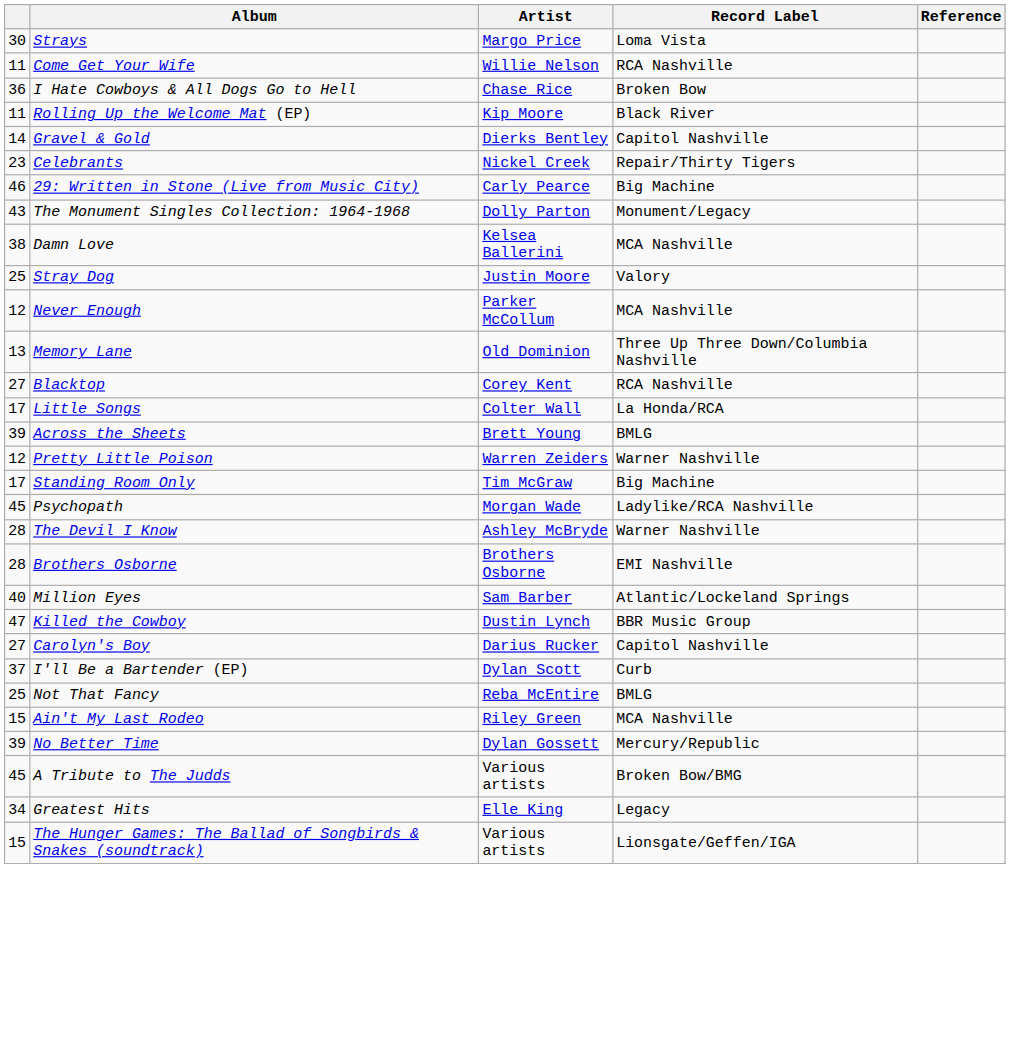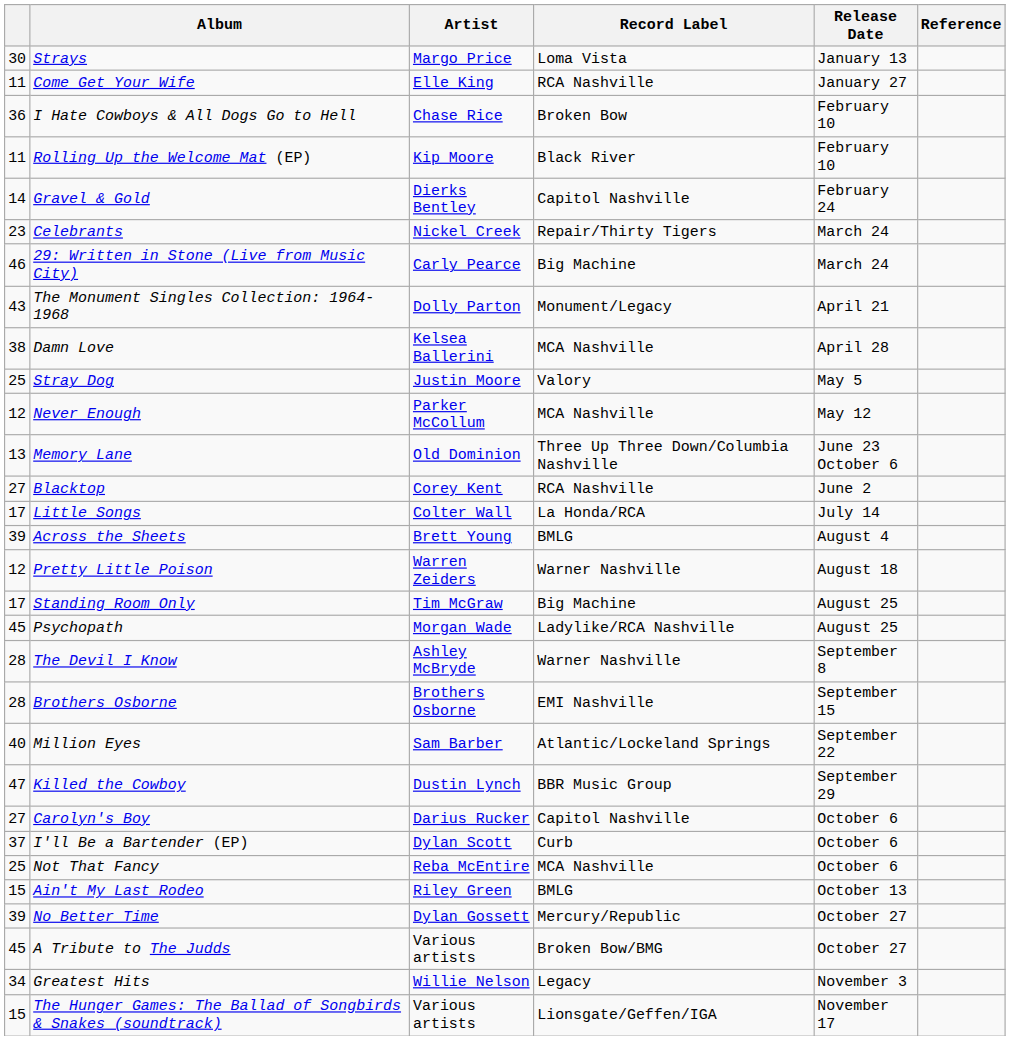+ column: (865, 25)
(541, 65) Willie Nelson -> (453, 83) Elle King
(634, 695) BMLG -> (596, 867) MCA Nashville
(674, 719) MCA Nashville -> (555, 892) BMLG
(523, 810) Elle King -> (471, 982) Willie Nelson
